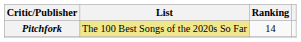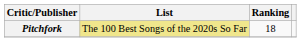(270, 28) 14 -> (270, 28) 18
